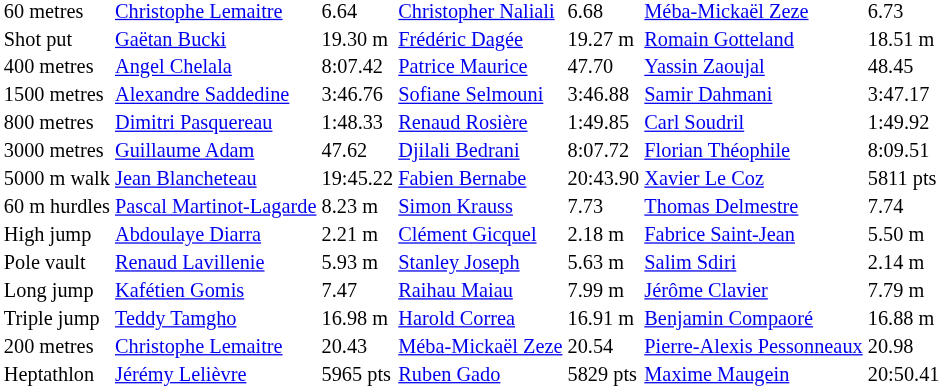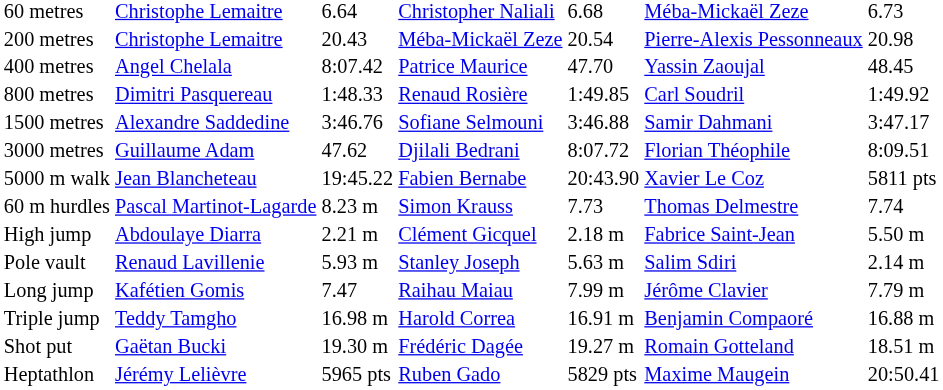rows swapped: (49, 346) <-> (38, 39)
rows swapped: (49, 122) <-> (54, 94)
